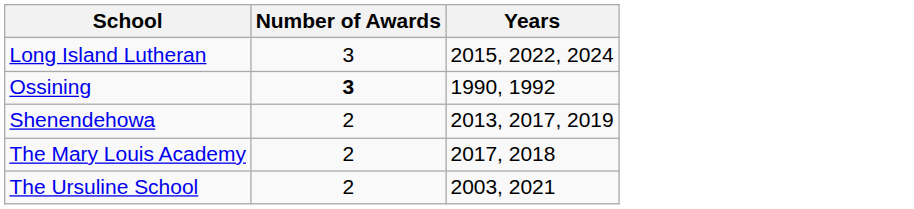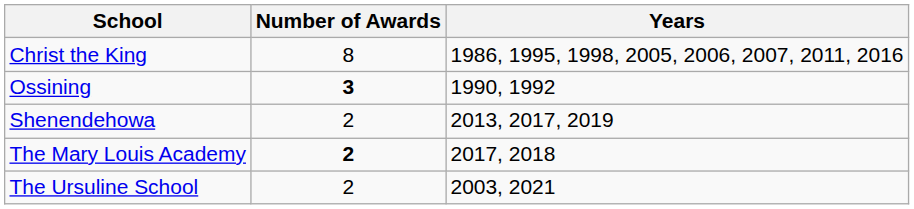+ row: (78, 54)
- row: (108, 54)
(348, 154) normal -> (348, 154) bold
